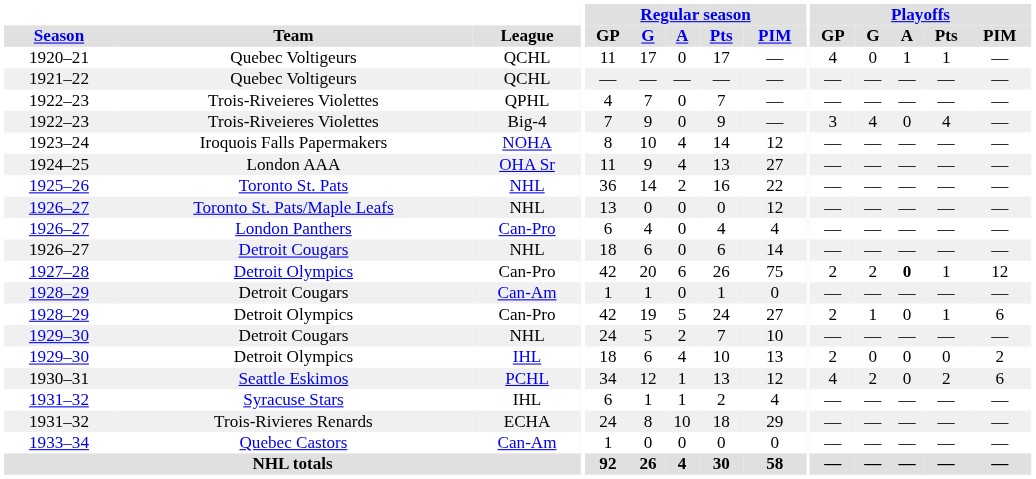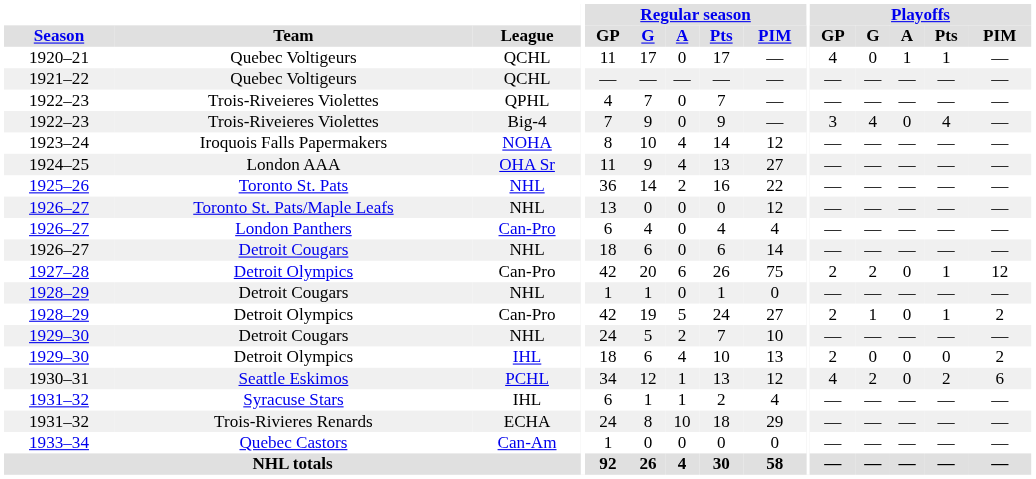(907, 271) bold -> (907, 271) normal
(527, 292) Can-Am -> (527, 292) NHL
(1000, 314) 6 -> (1000, 314) 2
